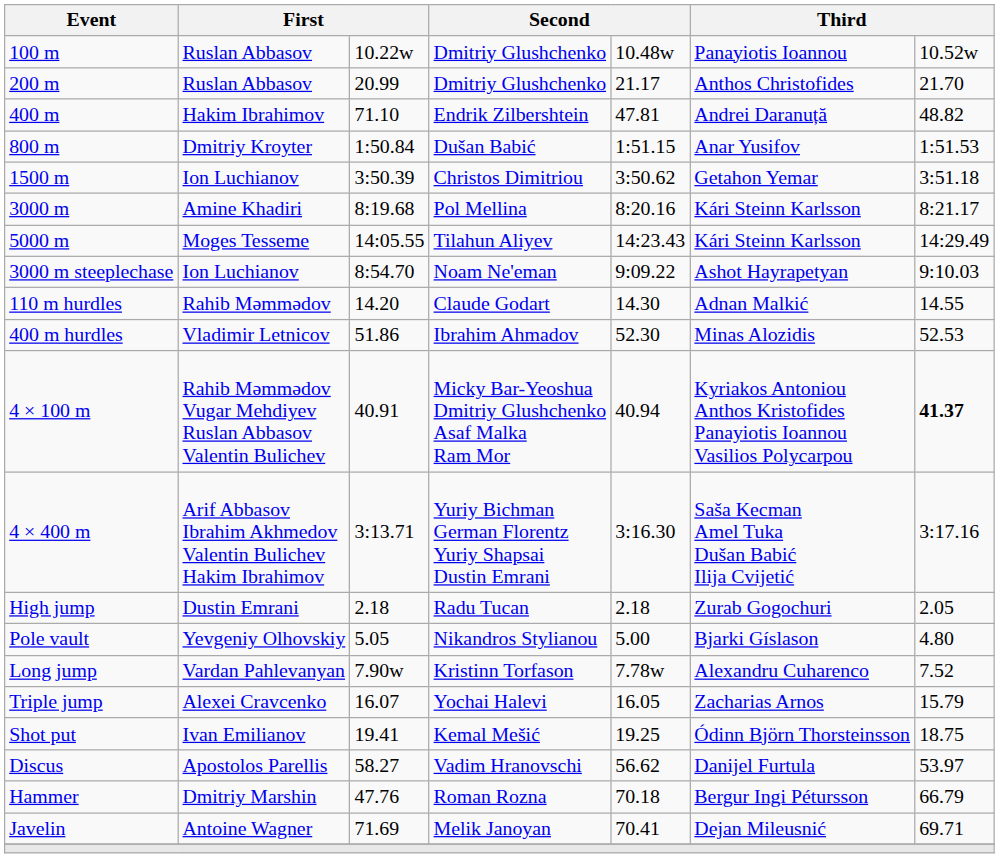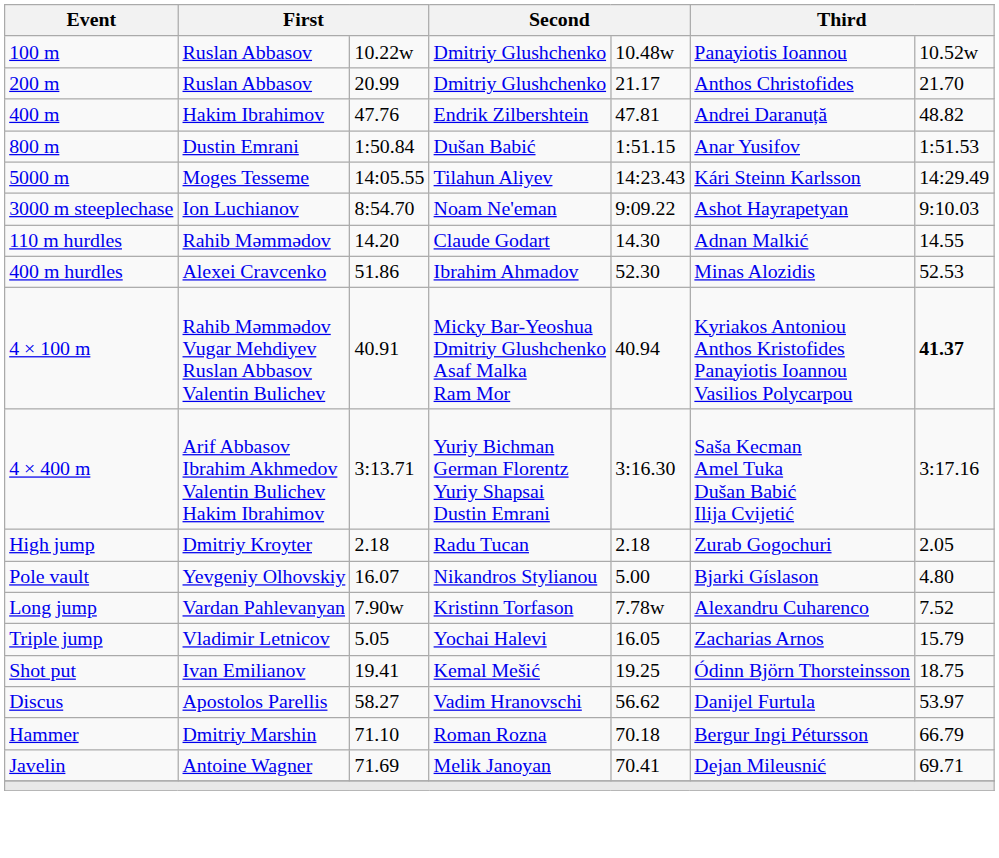(377, 114) 71.10 -> (377, 114) 47.76
(247, 146) Dmitriy Kroyter -> (241, 146) Dustin Emrani
- row: (39, 177)
- row: (39, 209)
(256, 334) Vladimir Letnicov -> (254, 271) Alexei Cravcenko
(241, 607) Dustin Emrani -> (247, 544) Dmitriy Kroyter
(372, 639) 5.05 -> (377, 576) 16.07
(254, 702) Alexei Cravcenko -> (256, 639) Vladimir Letnicov
(377, 702) 16.07 -> (372, 639) 5.05
(377, 796) 47.76 -> (377, 733) 71.10
